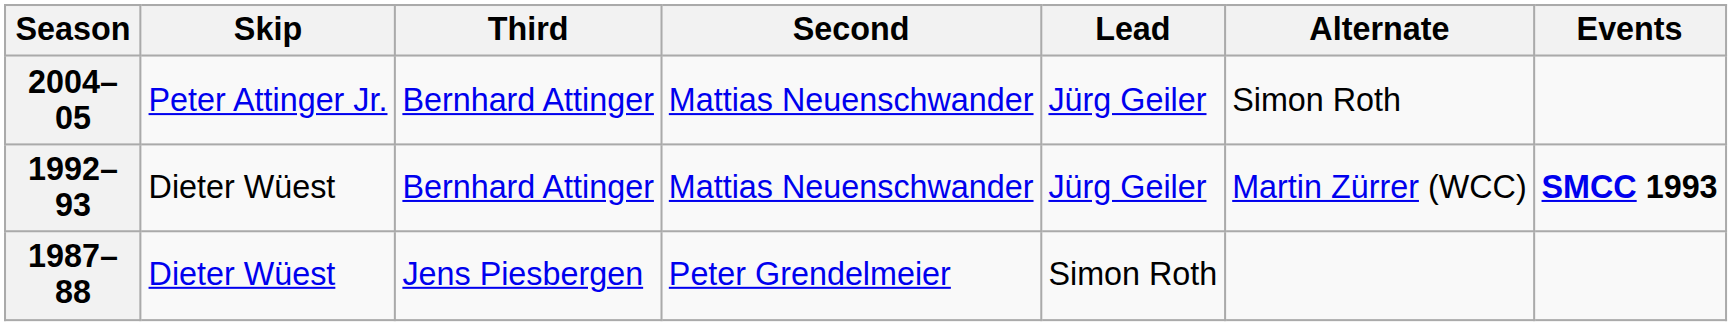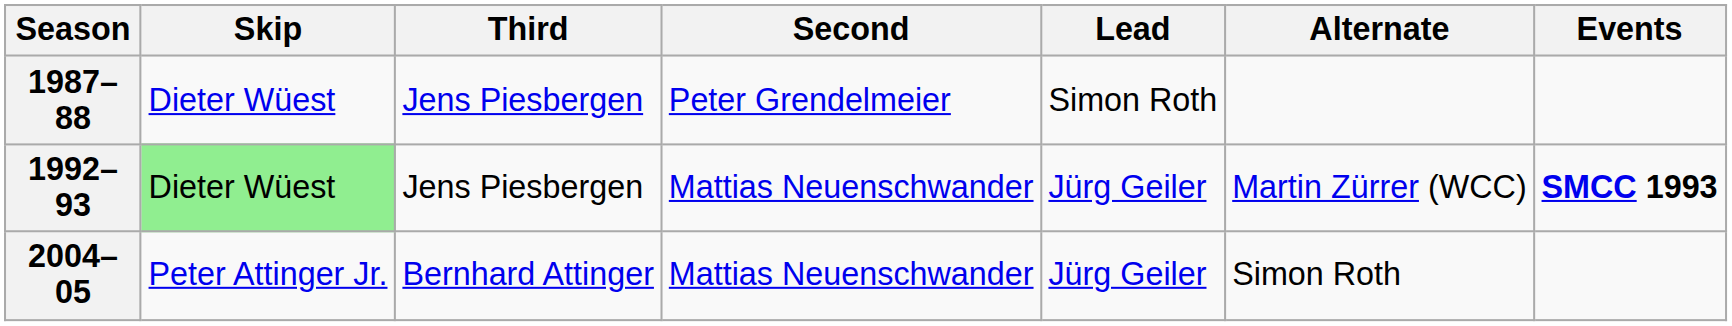rows swapped: (73, 274) <-> (73, 99)
(242, 187) no background -> (242, 187) lightgreen background
(528, 187) Bernhard Attinger -> (523, 187) Jens Piesbergen
